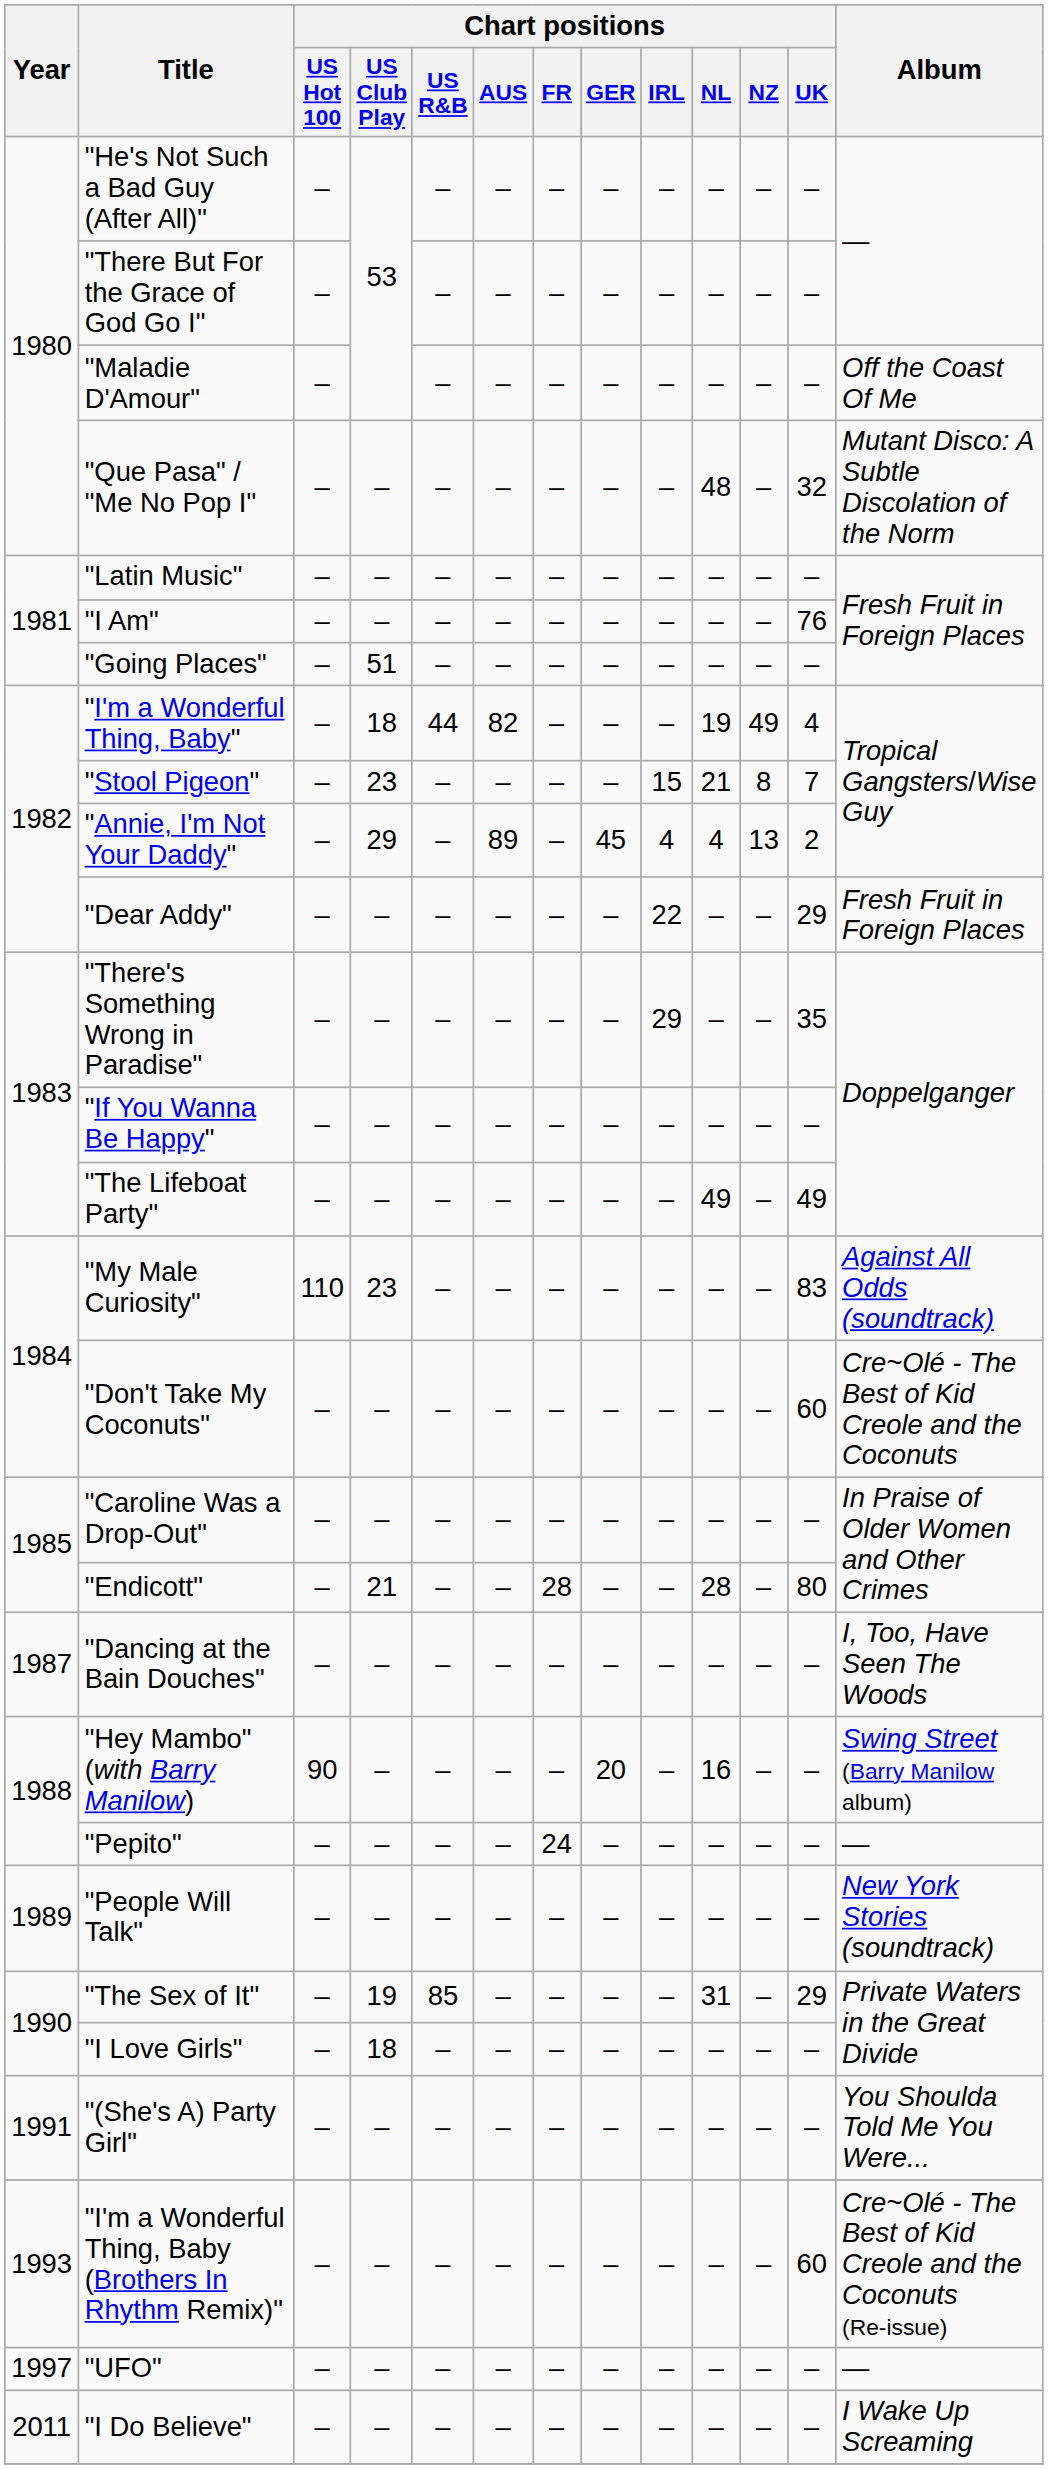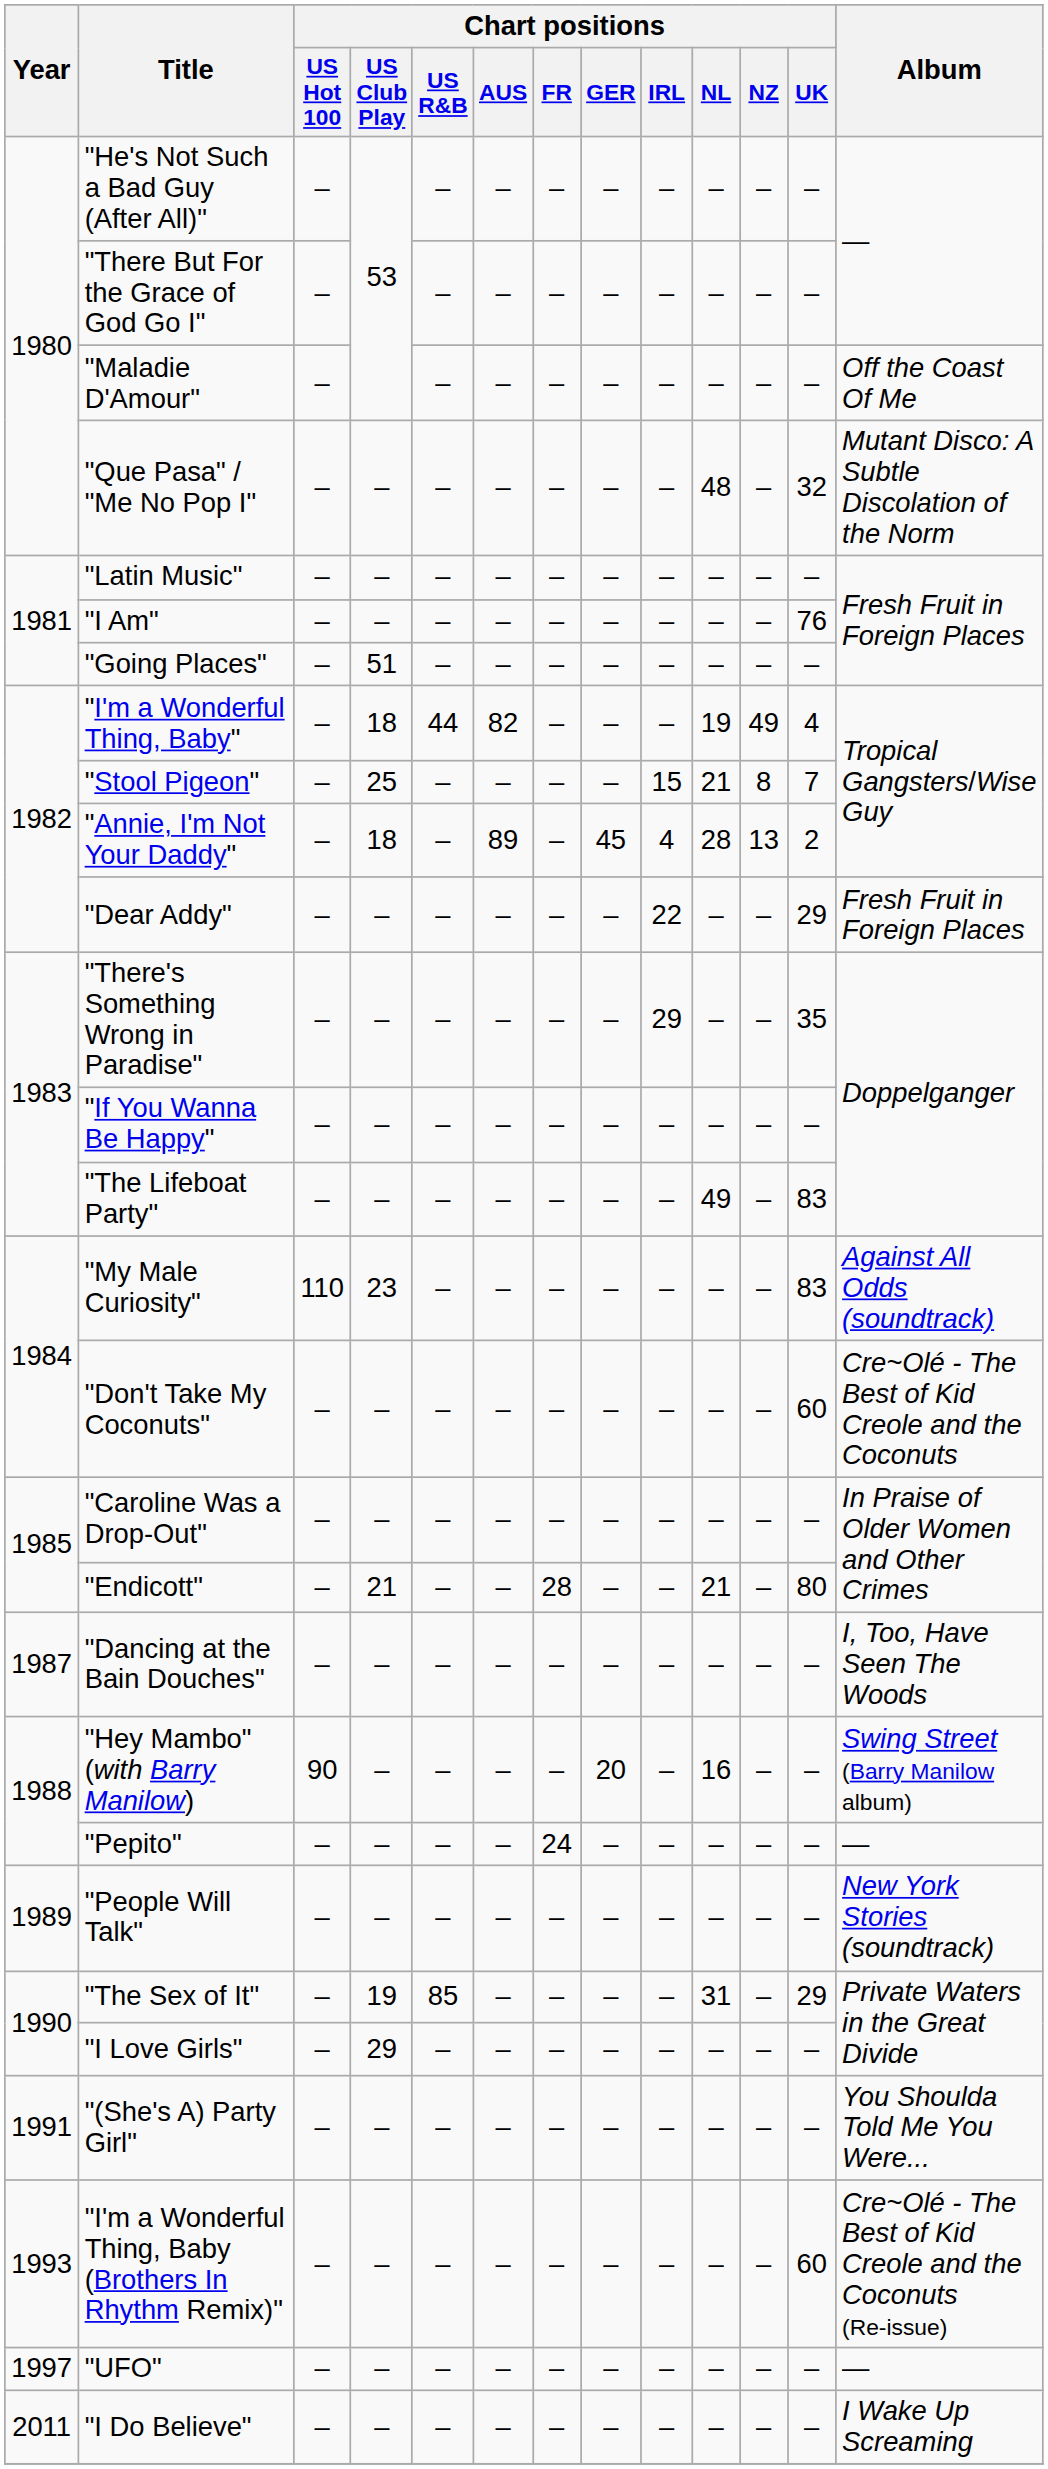(382, 781) 23 -> (382, 781) 25
(382, 840) 29 -> (382, 840) 18
(716, 840) 4 -> (716, 840) 28
(812, 1198) 49 -> (812, 1198) 83
(716, 1586) 28 -> (716, 1586) 21
(382, 2048) 18 -> (382, 2048) 29
